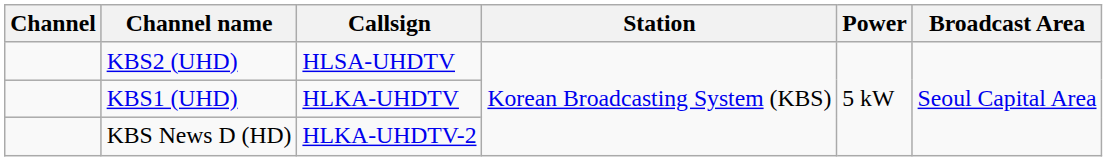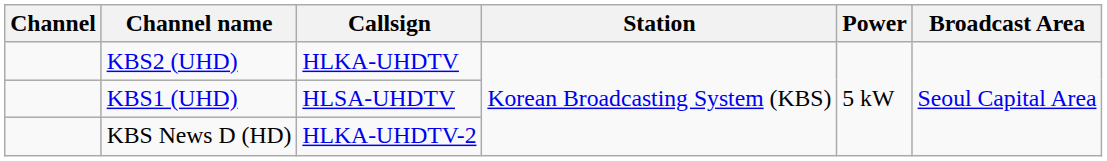(379, 60) HLSA-UHDTV -> (381, 60) HLKA-UHDTV
(381, 98) HLKA-UHDTV -> (379, 98) HLSA-UHDTV
